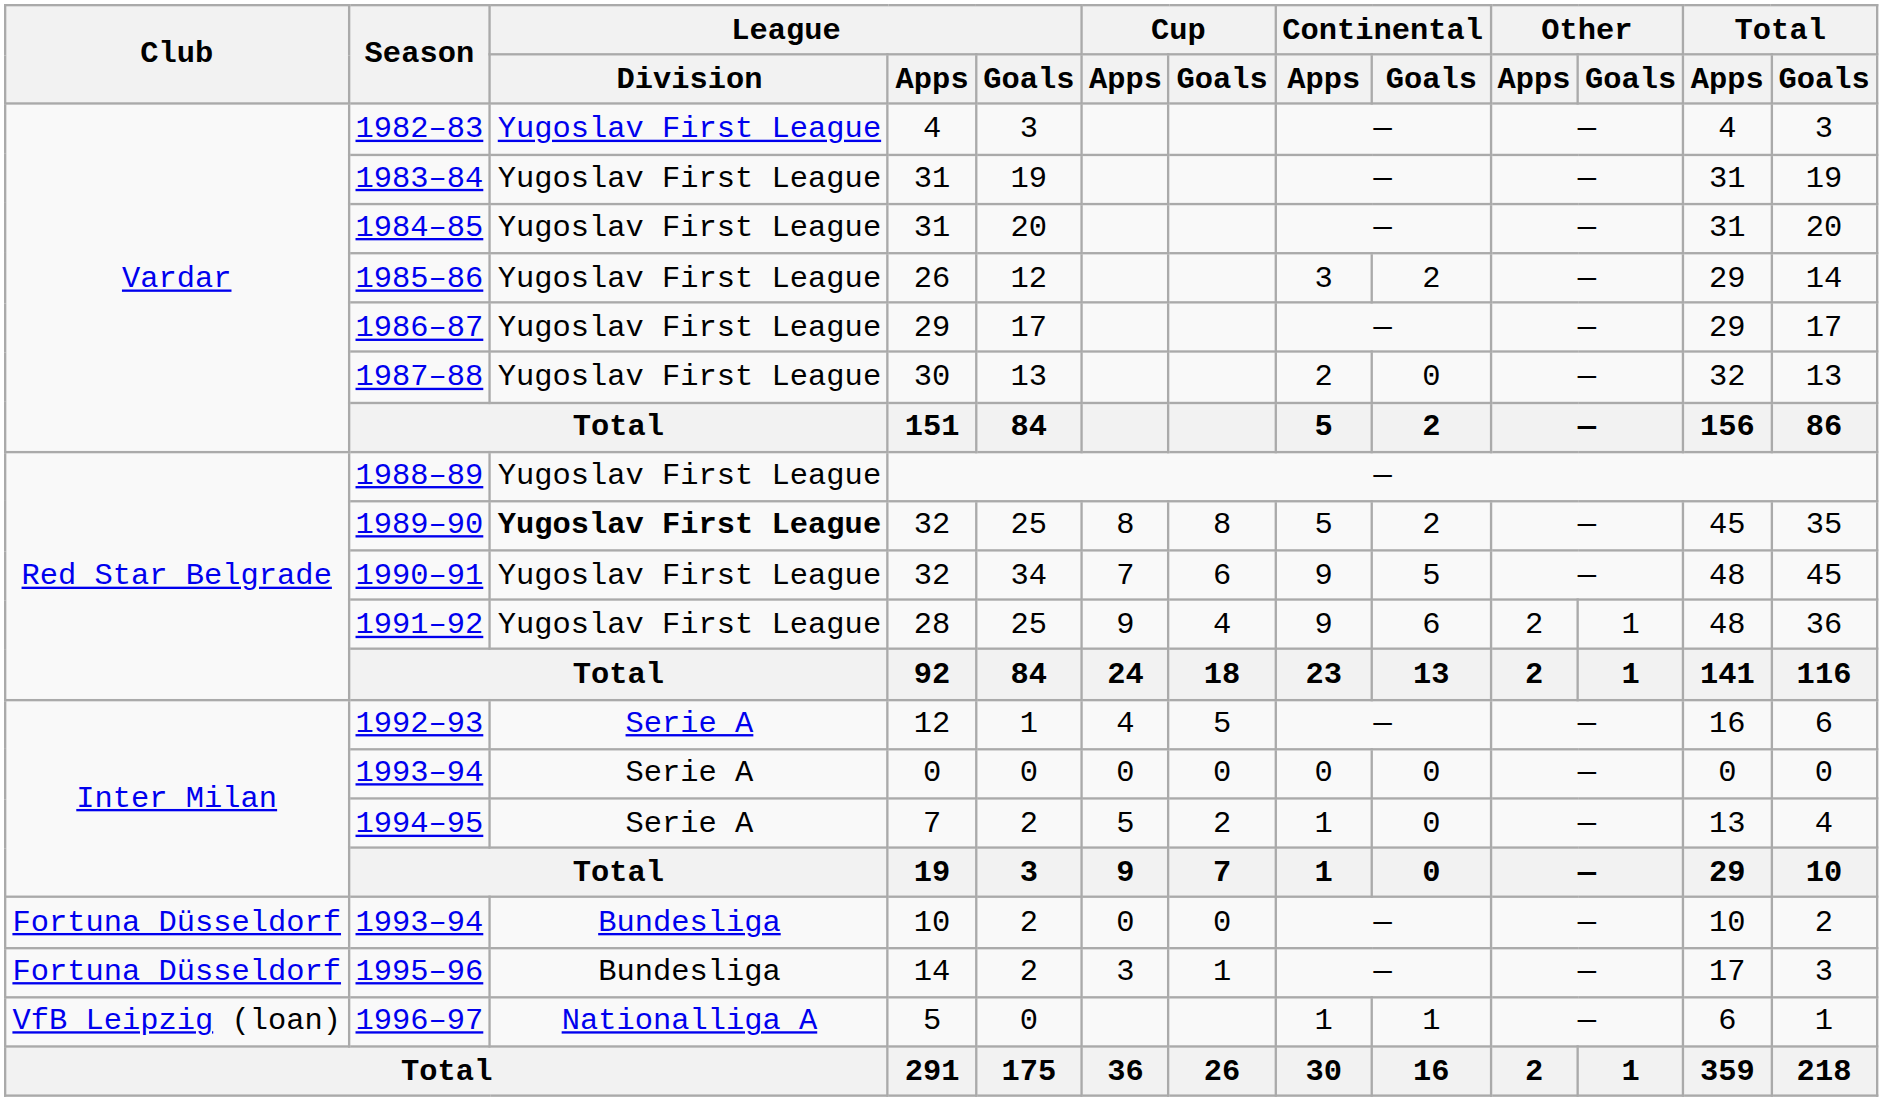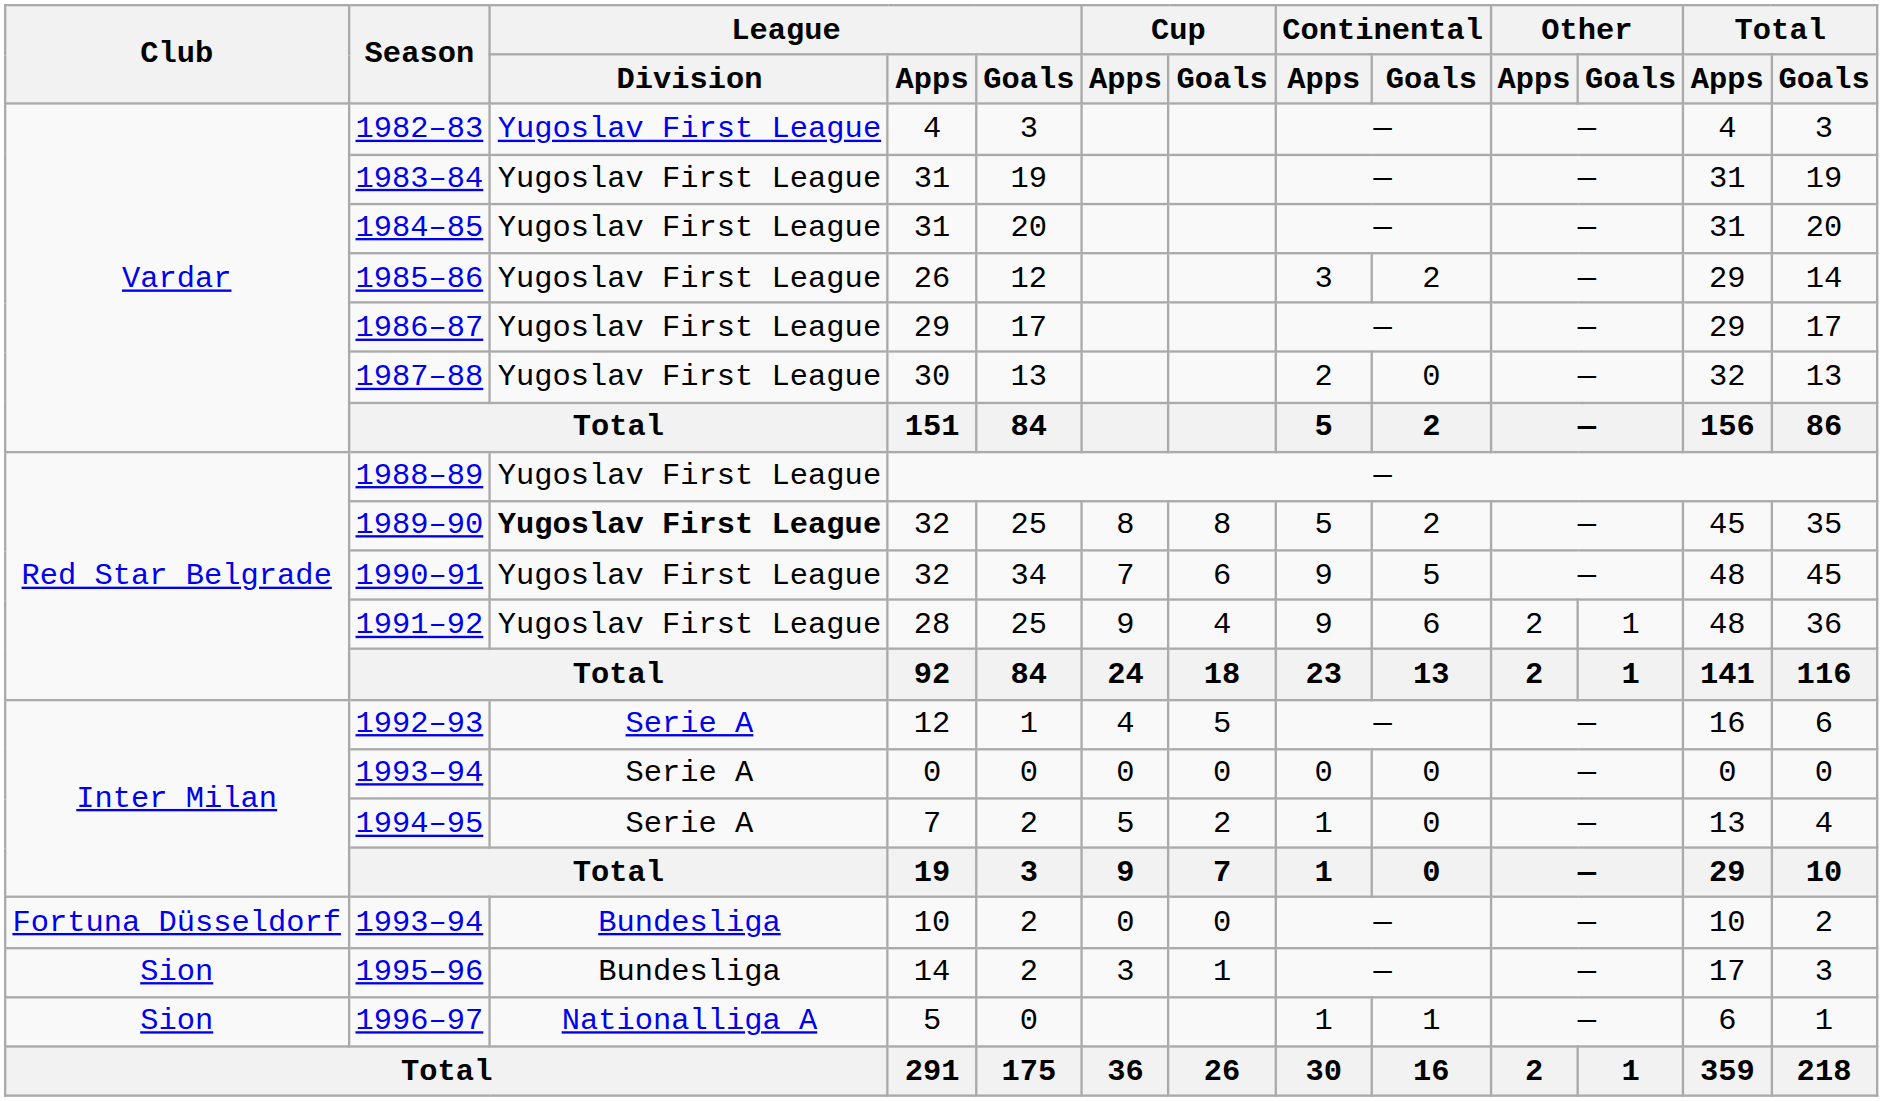(177, 972) Fortuna Düsseldorf -> (177, 972) Sion
(177, 1022) VfB Leipzig (loan) -> (177, 1022) Sion
